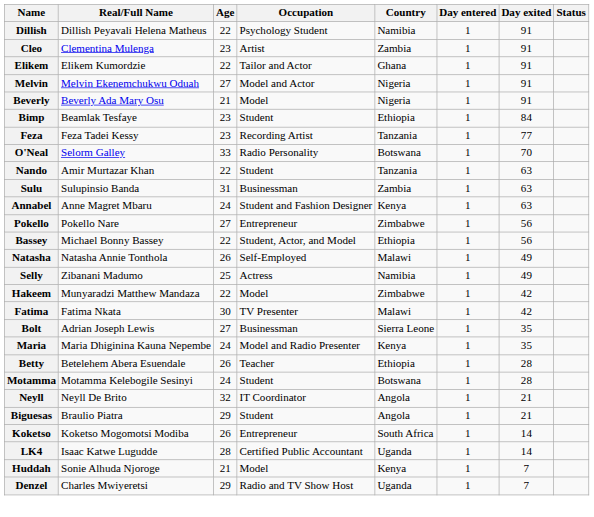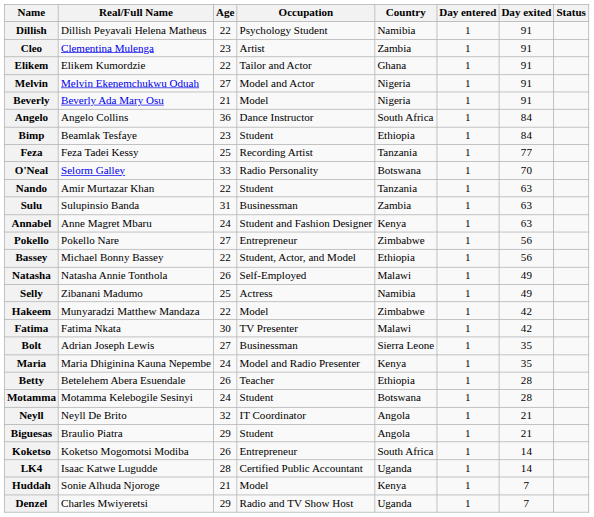+ row: (31, 118)
(225, 135) 23 -> (225, 153) 25
